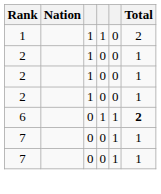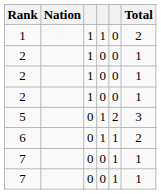+ row: (23, 117)
(139, 117) bold -> (139, 138) normal
